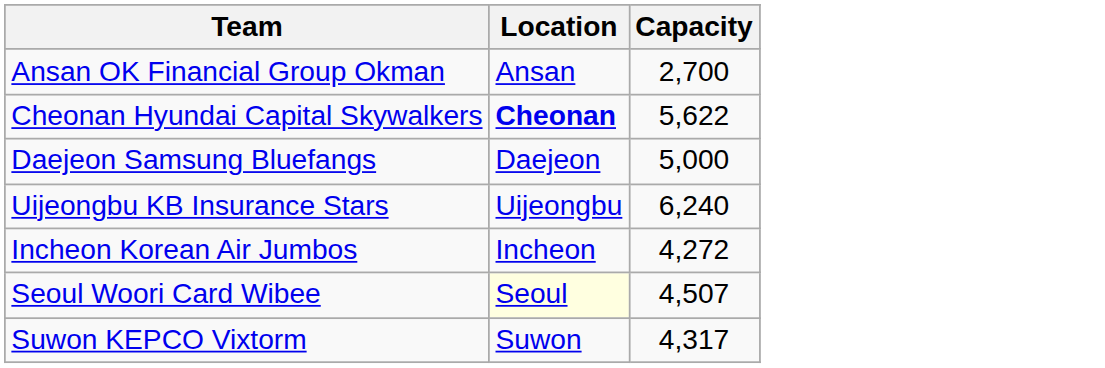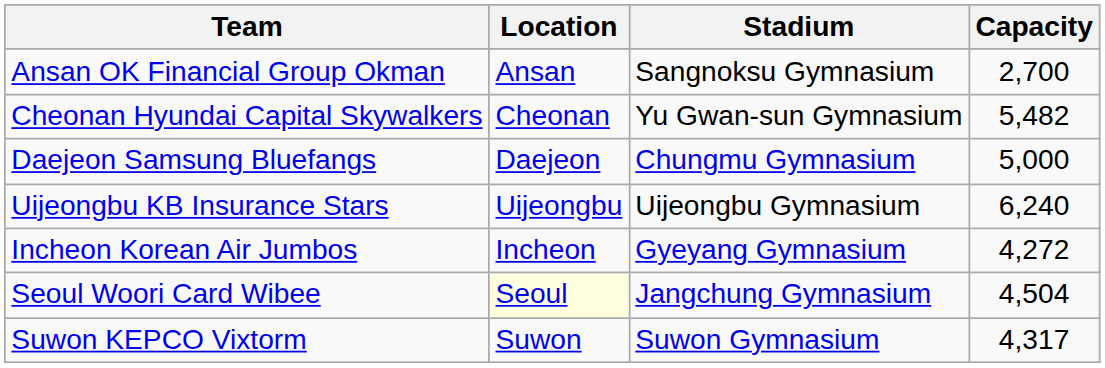+ column: (799, 26)
(556, 116) bold -> (553, 116) normal
(694, 116) 5,622 -> (1034, 116) 5,482
(694, 294) 4,507 -> (1034, 294) 4,504
